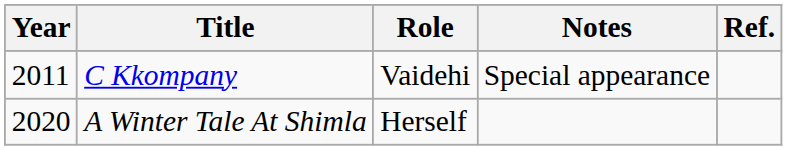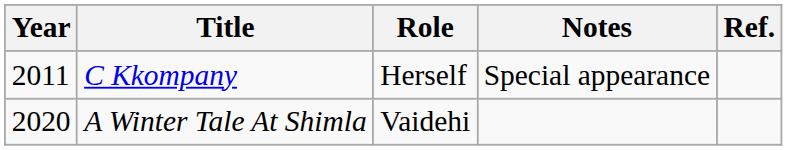(425, 74) Vaidehi -> (423, 74) Herself
(423, 121) Herself -> (425, 121) Vaidehi
